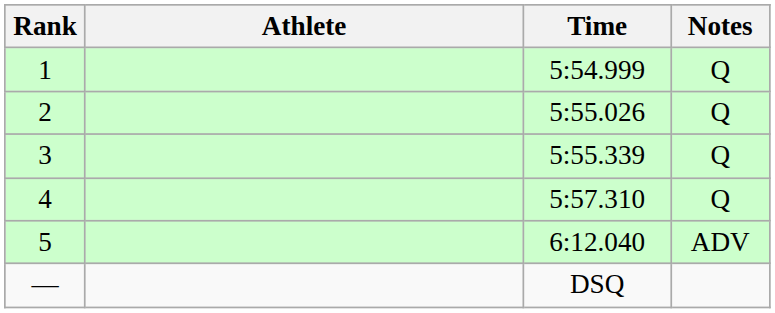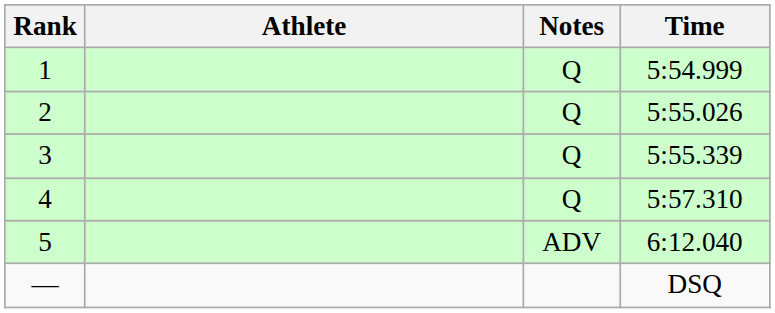columns swapped: (597, 26) <-> (720, 26)
